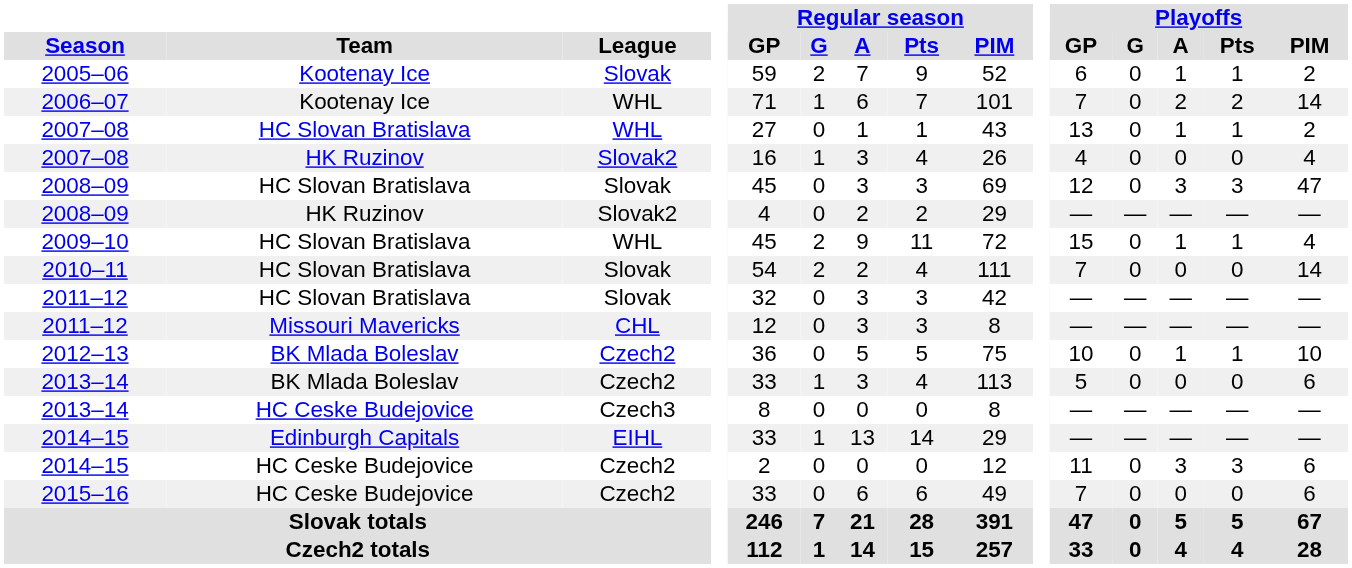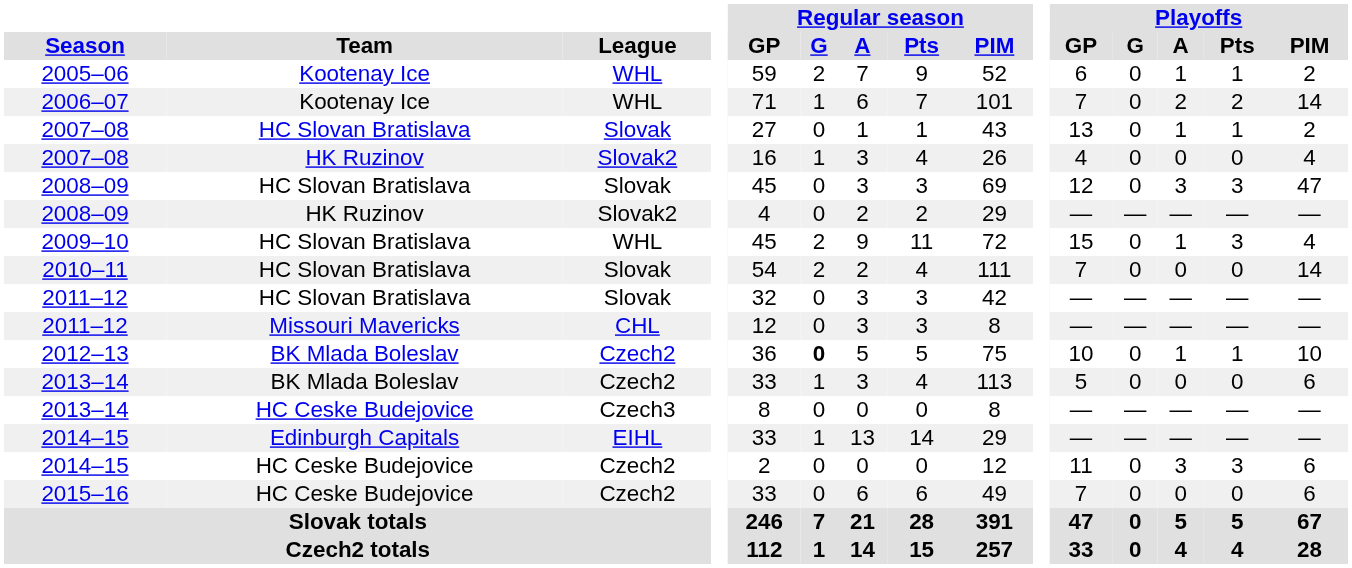(637, 73) Slovak -> (637, 73) WHL
(637, 129) WHL -> (637, 129) Slovak
(1237, 241) 1 -> (1237, 241) 3
(819, 353) normal -> (819, 353) bold
